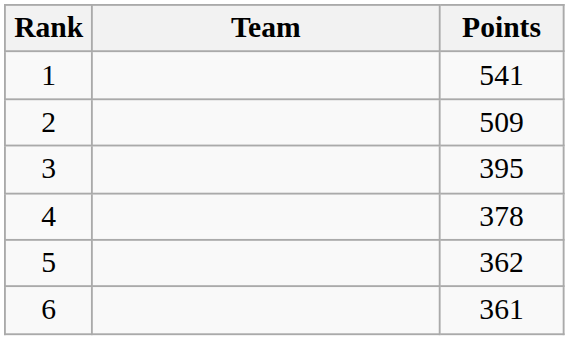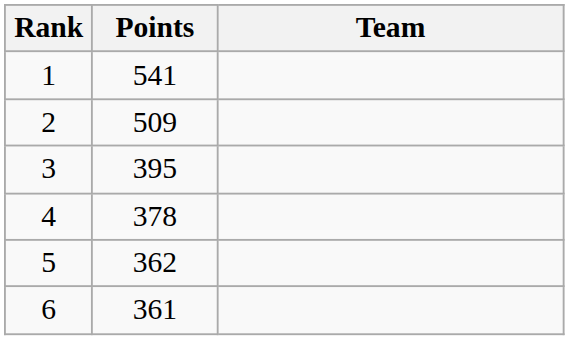columns swapped: (266, 27) <-> (502, 27)
